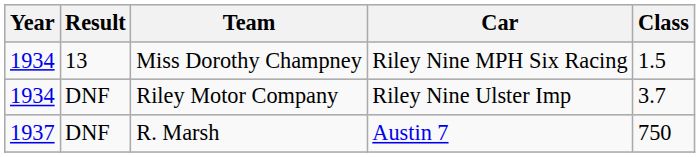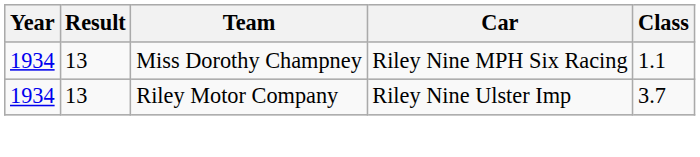(652, 60) 1.5 -> (652, 60) 1.1
(87, 96) DNF -> (76, 96) 13
- row: (178, 133)
